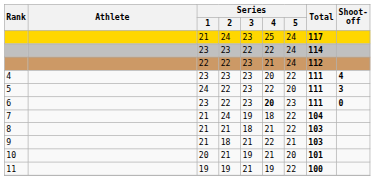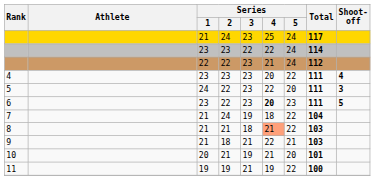(341, 103) 0 -> (341, 103) 5
(269, 130) no background -> (269, 130) lightsalmon background
